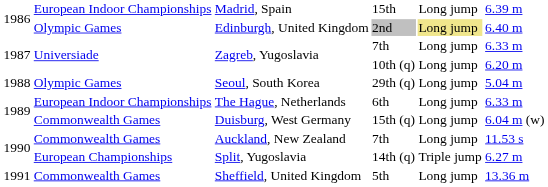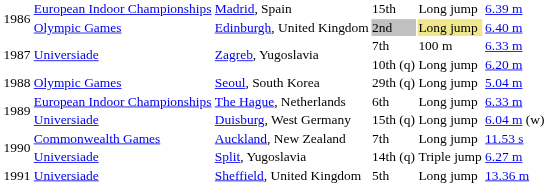(448, 46) Long jump -> (435, 46) 100 m
(97, 120) Commonwealth Games -> (66, 120) Universiade
(103, 156) European Championships -> (66, 156) Universiade
(97, 175) Commonwealth Games -> (66, 175) Universiade
